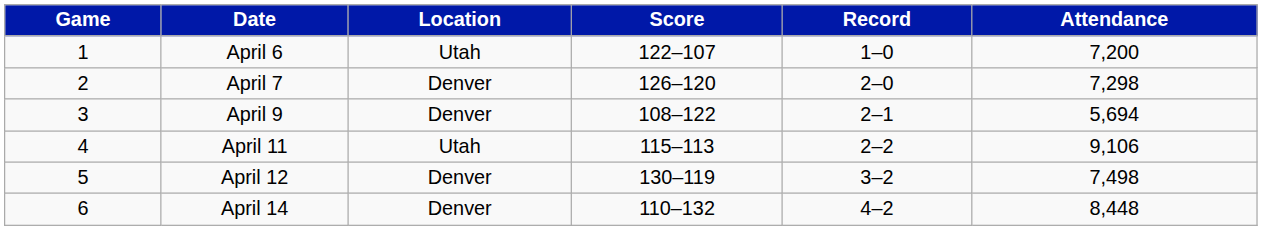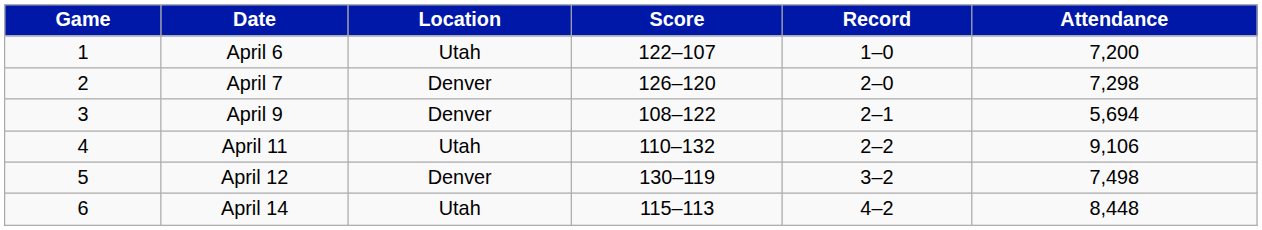(677, 146) 115–113 -> (677, 146) 110–132
(460, 209) Denver -> (460, 209) Utah
(677, 209) 110–132 -> (677, 209) 115–113
